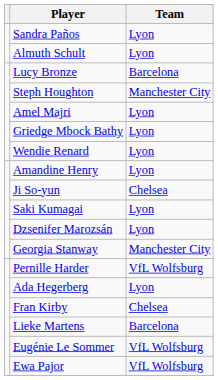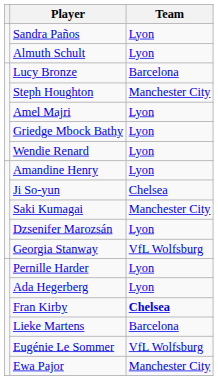(141, 209) Lyon -> (170, 209) Manchester City
(170, 248) Manchester City -> (166, 248) VfL Wolfsburg
(166, 268) VfL Wolfsburg -> (141, 268) Lyon
(148, 307) normal -> (149, 307) bold
(166, 365) VfL Wolfsburg -> (170, 365) Manchester City
